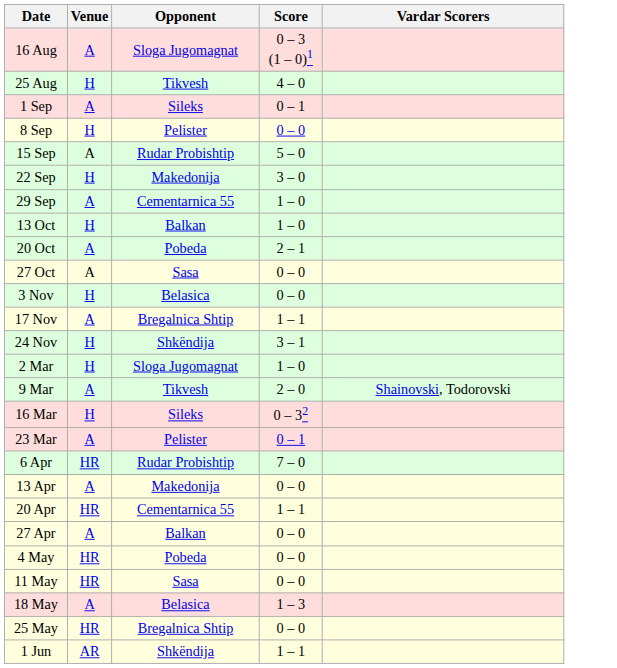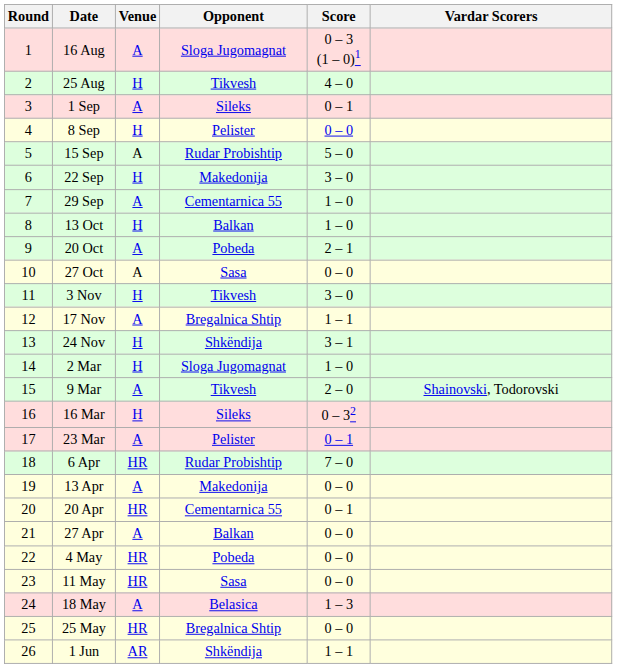+ column: (28, 16)
(186, 295) Belasica -> (233, 295) Tikvesh
(291, 295) 0 – 0 -> (339, 295) 3 – 0
(291, 510) 1 – 1 -> (339, 510) 0 – 1
